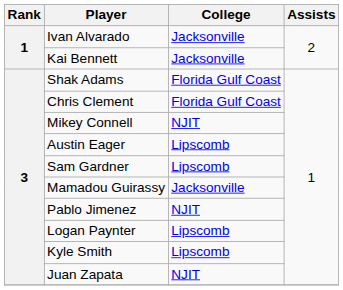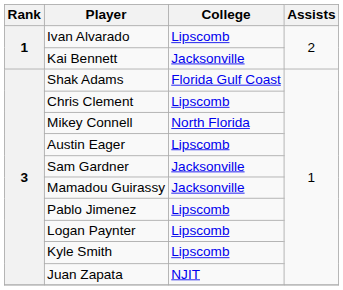(208, 36) Jacksonville -> (200, 36) Lipscomb
(226, 101) Florida Gulf Coast -> (200, 101) Lipscomb
(186, 123) NJIT -> (211, 123) North Florida
(200, 166) Lipscomb -> (208, 166) Jacksonville
(186, 209) NJIT -> (200, 209) Lipscomb
